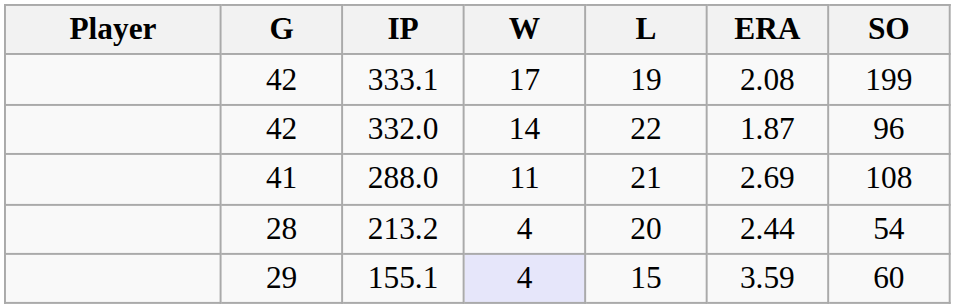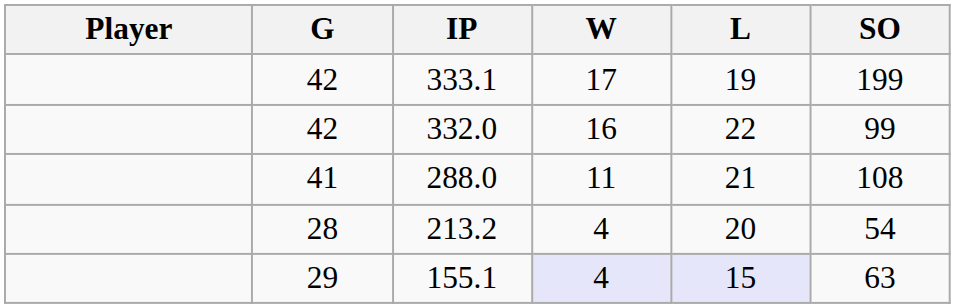- column: (767, 29)
(525, 128) 14 -> (601, 128) 16
(889, 128) 96 -> (880, 128) 99
(646, 278) no background -> (741, 278) lavender background
(889, 278) 60 -> (880, 278) 63
